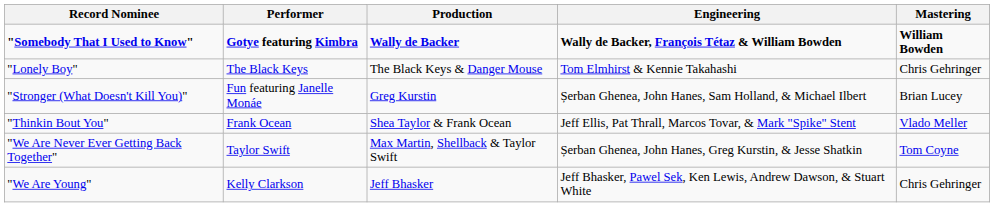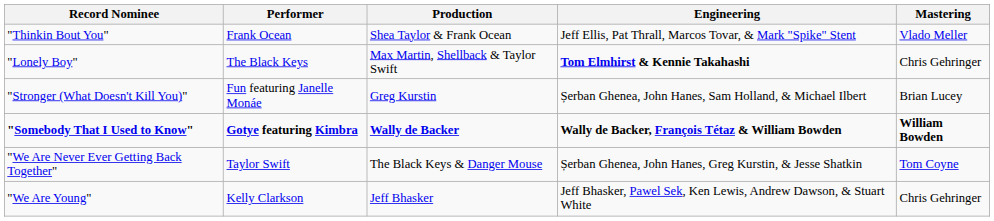rows swapped: (100, 41) <-> (58, 123)
(456, 68) The Black Keys & Danger Mouse -> (453, 61) Max Martin, Shellback & Taylor Swift
(649, 68) normal -> (655, 61) bold
(453, 150) Max Martin, Shellback & Taylor Swift -> (456, 164) The Black Keys & Danger Mouse
